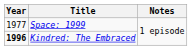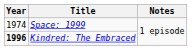(16, 25) 1977 -> (16, 25) 1974
